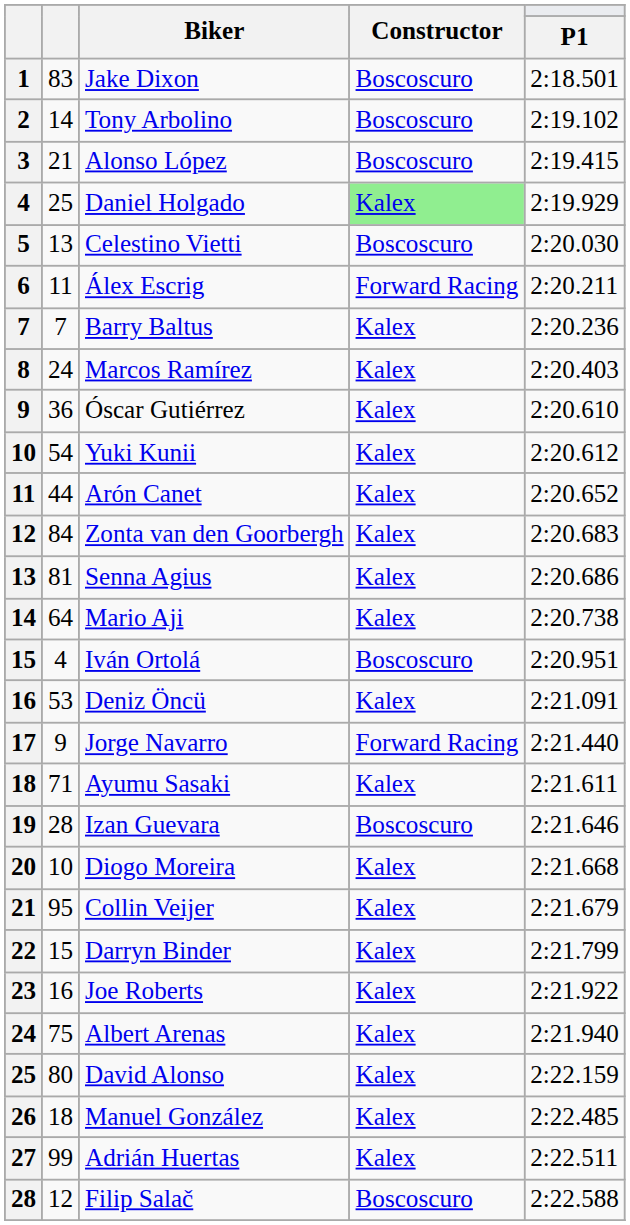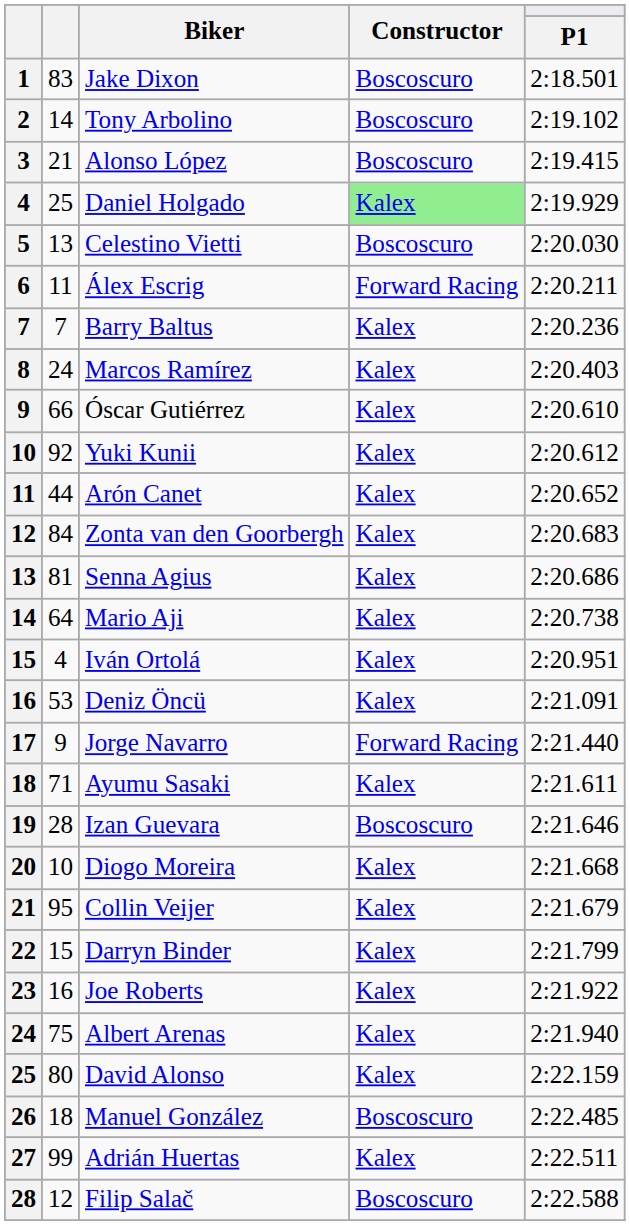(61, 410) 36 -> (61, 410) 66
(61, 451) 54 -> (61, 451) 92
(414, 659) Boscoscuro -> (386, 659) Kalex
(386, 1116) Kalex -> (414, 1116) Boscoscuro
